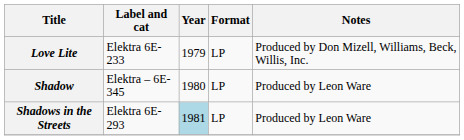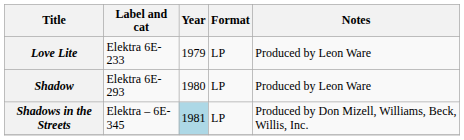(356, 53) Produced by Don Mizell, Williams, Beck, Willis, Inc. -> (313, 53) Produced by Leon Ware
(138, 85) Elektra – 6E-345 -> (134, 85) Elektra 6E-293
(134, 118) Elektra 6E-293 -> (138, 118) Elektra – 6E-345
(313, 118) Produced by Leon Ware -> (356, 118) Produced by Don Mizell, Williams, Beck, Willis, Inc.
